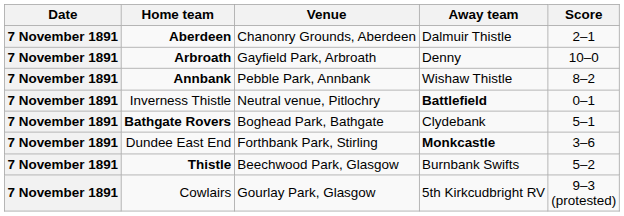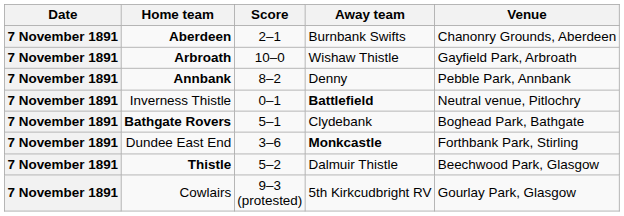columns swapped: (584, 15) <-> (327, 15)
(467, 36) Dalmuir Thistle -> (357, 36) Burnbank Swifts
(441, 57) Denny -> (354, 57) Wishaw Thistle
(467, 79) Wishaw Thistle -> (328, 79) Denny
(471, 164) Burnbank Swifts -> (353, 164) Dalmuir Thistle
